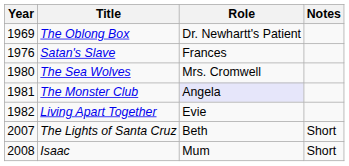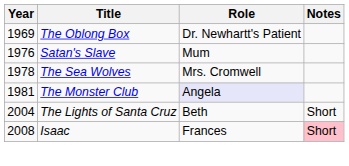(205, 53) Frances -> (196, 53) Mum
(21, 72) 1980 -> (21, 72) 1978
- row: (98, 111)
(21, 131) 2007 -> (21, 111) 2004
(196, 151) Mum -> (205, 131) Frances
(321, 151) no background -> (321, 131) pink background
